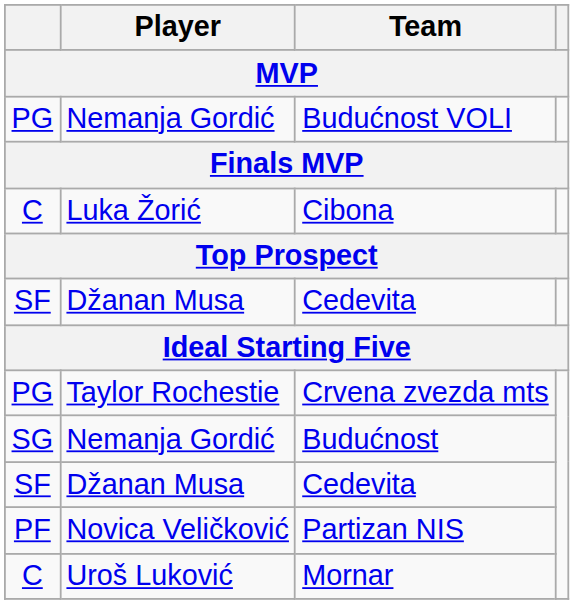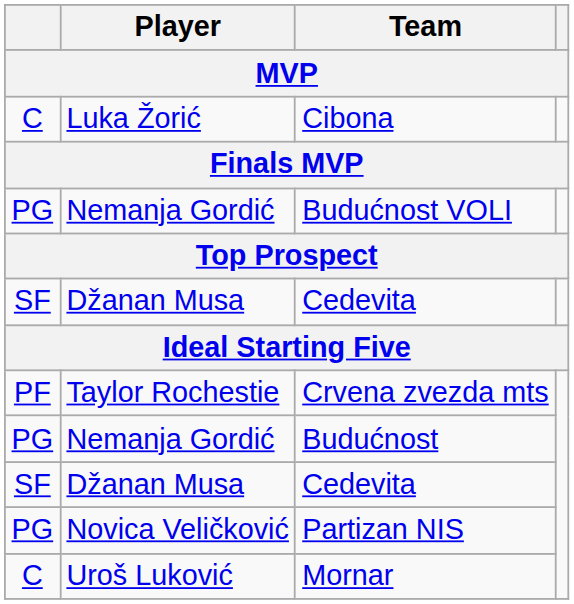rows swapped: (134, 210) <-> (170, 118)
(32, 392) PG -> (32, 392) PF
(32, 438) SG -> (32, 438) PG
(32, 529) PF -> (32, 529) PG
